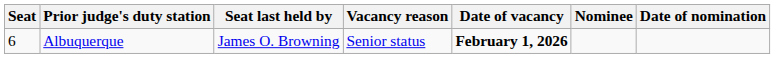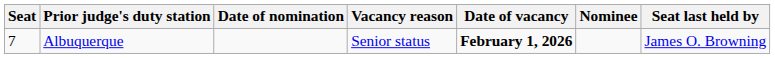columns swapped: (279, 16) <-> (703, 16)
(12, 41) 6 -> (12, 41) 7
